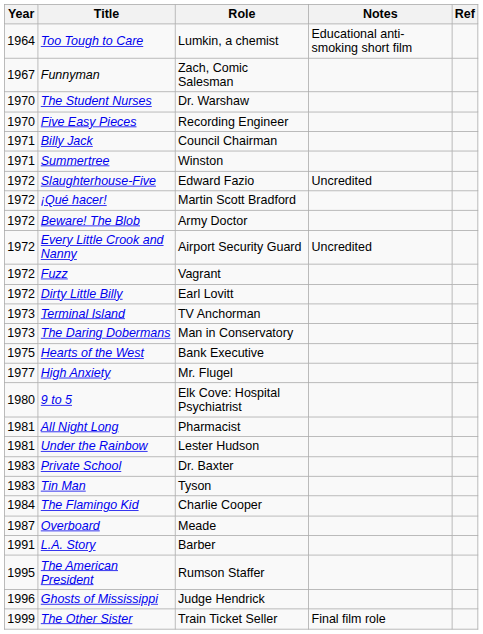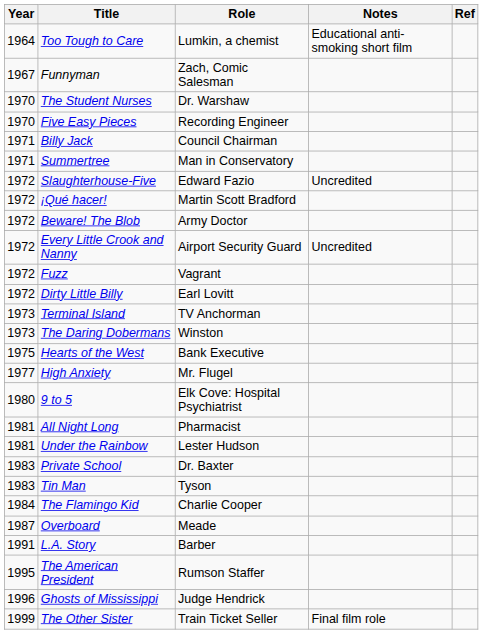(201, 161) Winston -> (236, 161) Man in Conservatory
(236, 333) Man in Conservatory -> (201, 333) Winston
